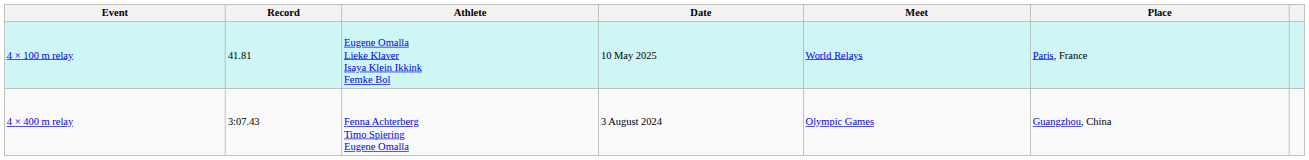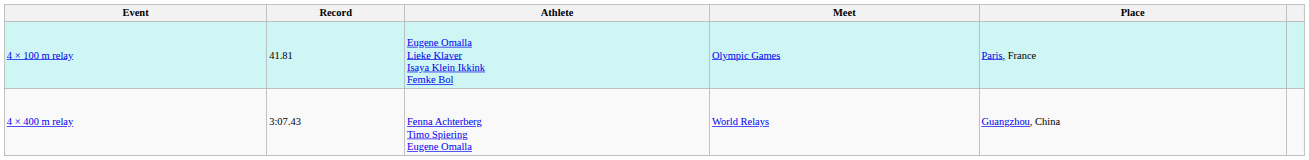- column: (701, 13)
(834, 55) World Relays -> (746, 55) Olympic Games
(840, 122) Olympic Games -> (740, 122) World Relays
